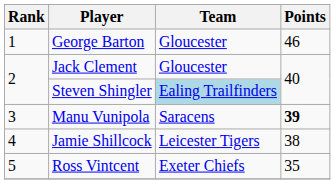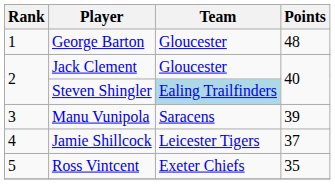(292, 41) 46 -> (292, 41) 48
(292, 116) bold -> (292, 116) normal
(292, 141) 38 -> (292, 141) 37
